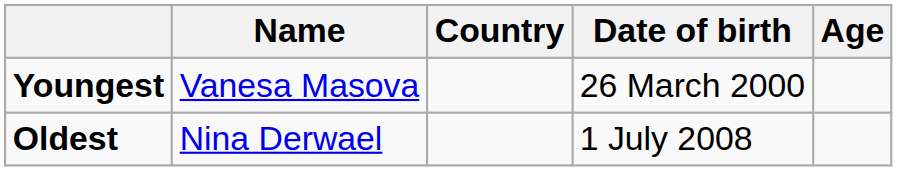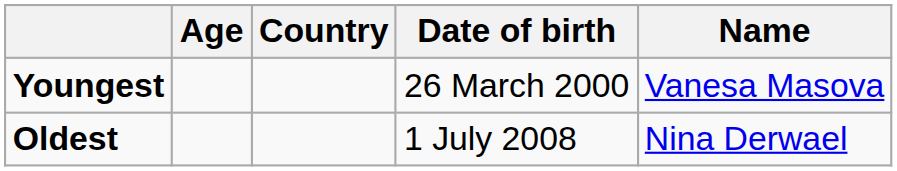columns swapped: (299, 31) <-> (852, 31)
